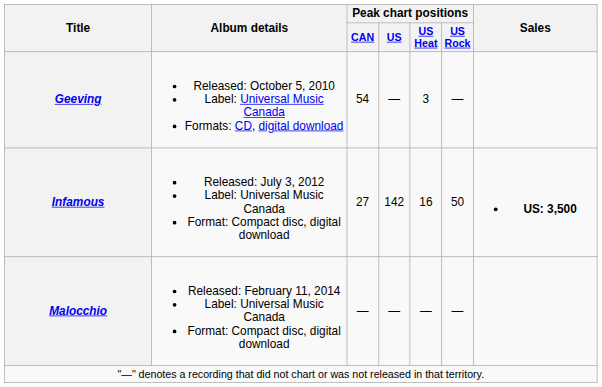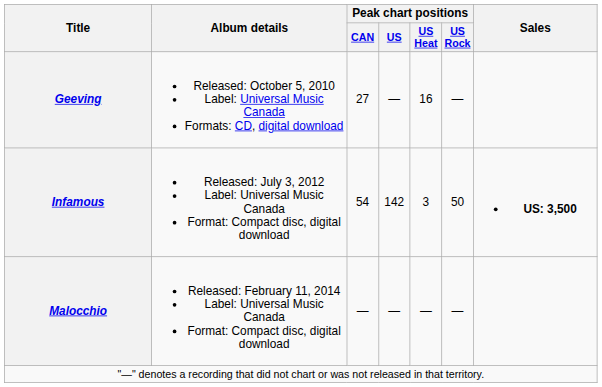(363, 99) 54 -> (363, 99) 27
(426, 99) 3 -> (426, 99) 16
(363, 202) 27 -> (363, 202) 54
(426, 202) 16 -> (426, 202) 3
